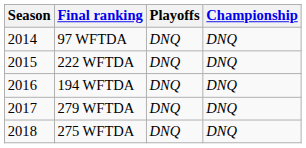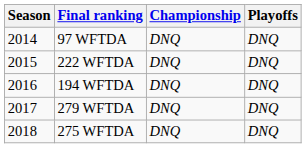columns swapped: (175, 16) <-> (252, 16)
